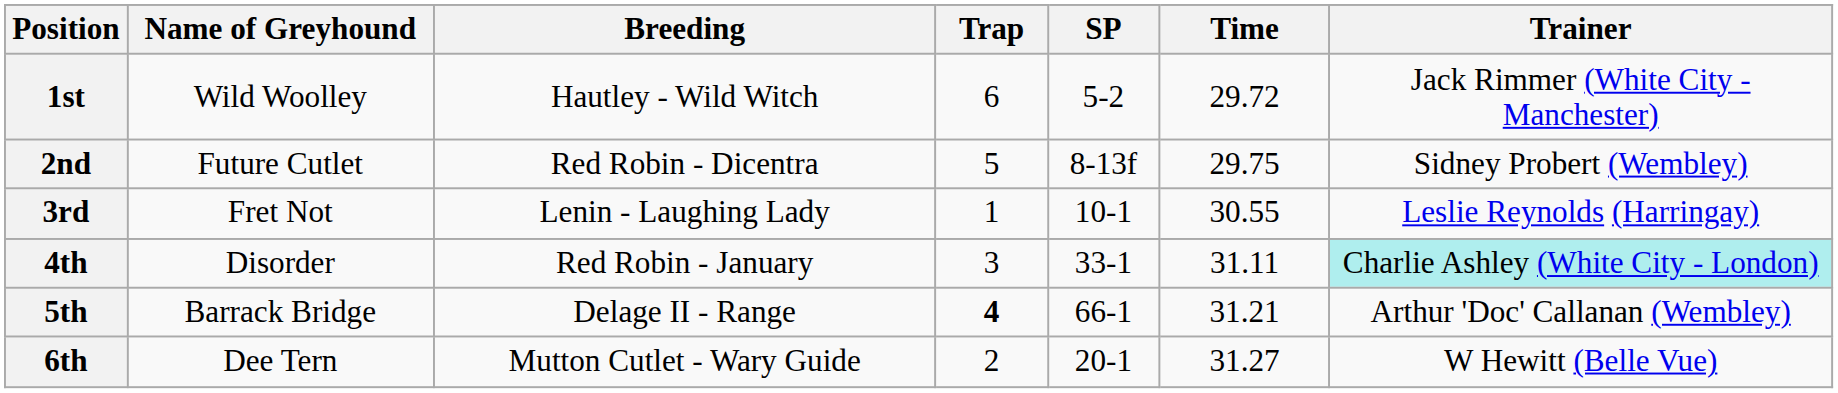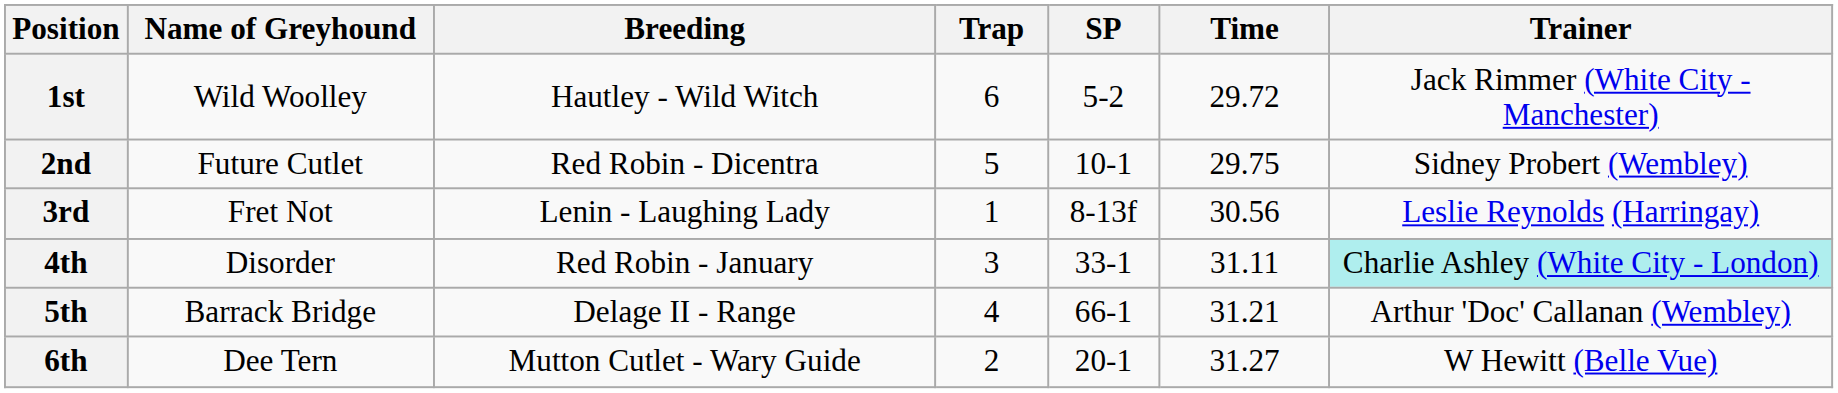(1103, 163) 8-13f -> (1103, 163) 10-1
(1103, 212) 10-1 -> (1103, 212) 8-13f
(1245, 212) 30.55 -> (1245, 212) 30.56
(992, 311) bold -> (992, 311) normal
